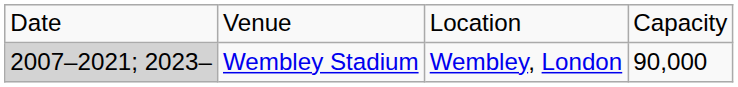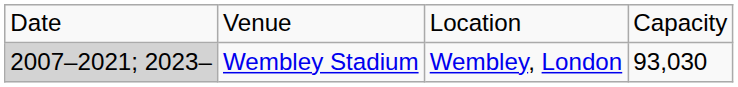(670, 61) 90,000 -> (670, 61) 93,030
